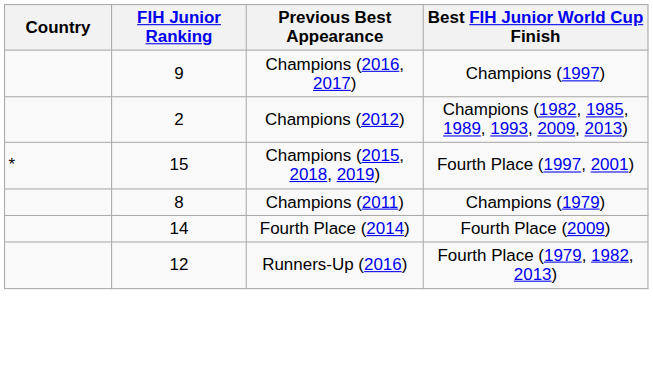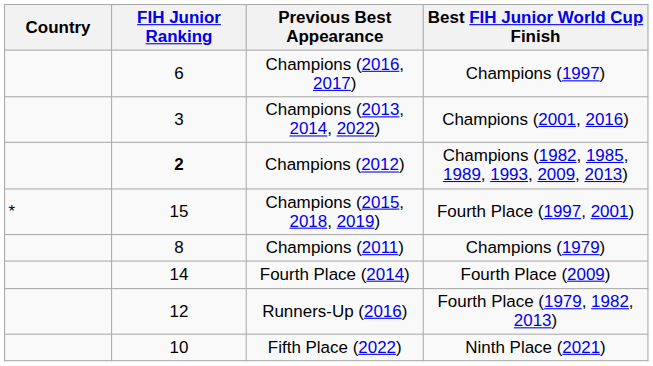(179, 73) 9 -> (179, 73) 6
+ row: (335, 119)
(179, 119) normal -> (179, 165) bold
+ row: (335, 347)
